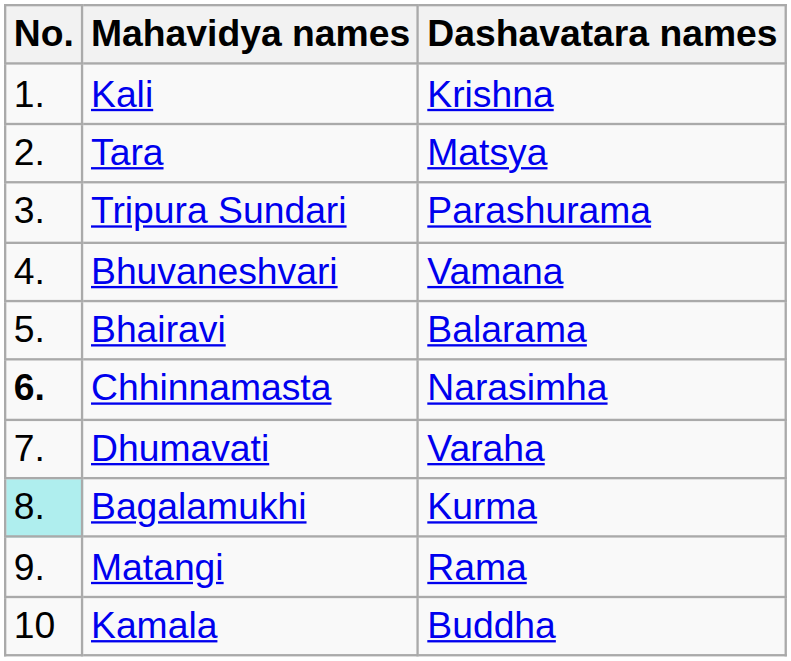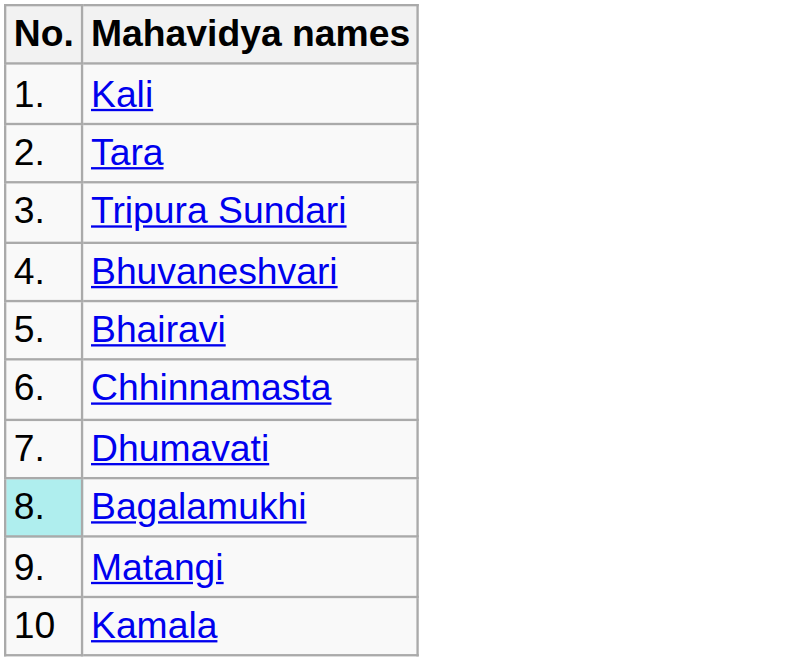- column: (602, 34)
(29, 388) bold -> (29, 388) normal
